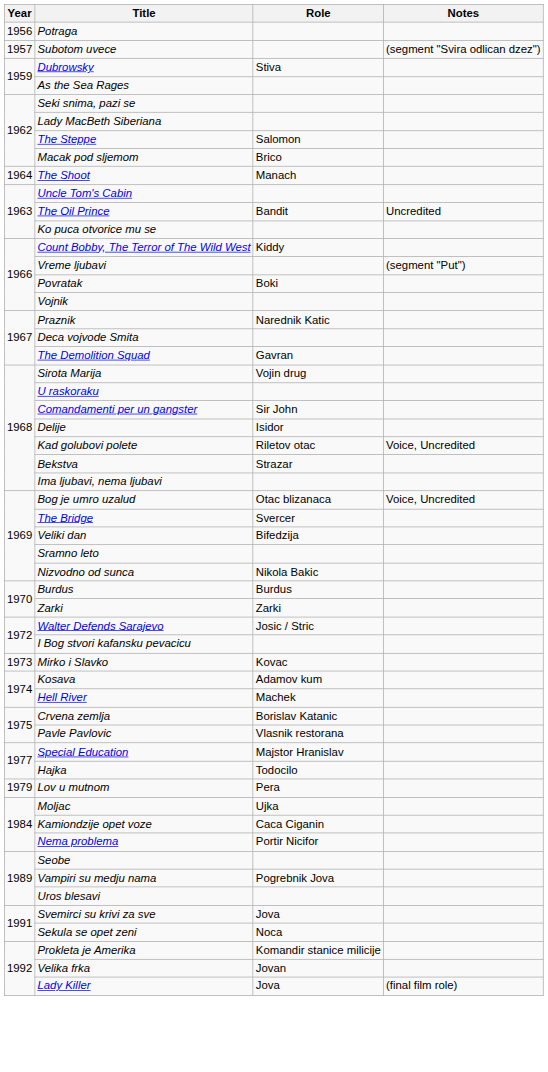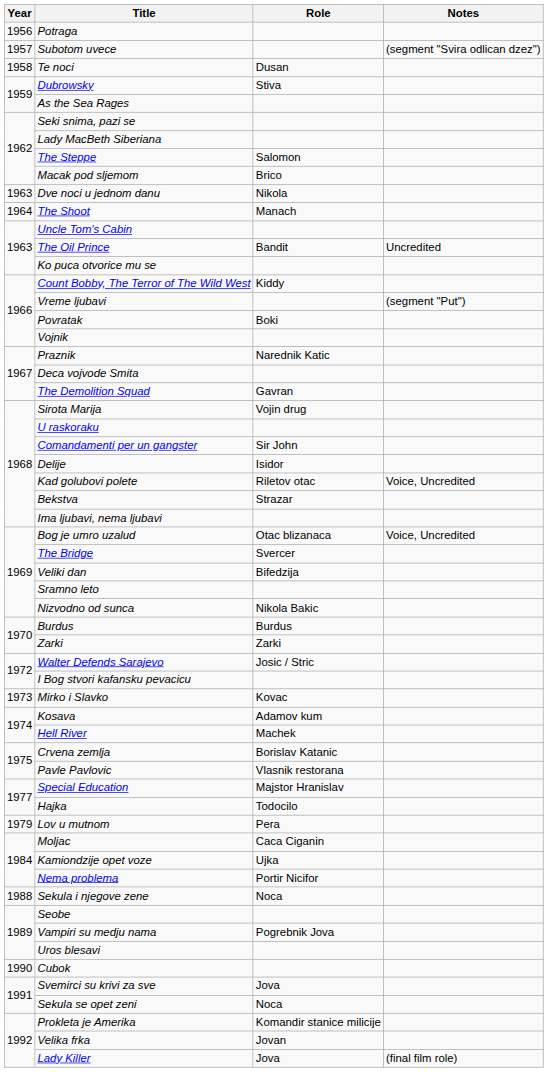+ row: (56, 67)
+ row: (99, 193)
(267, 806) Ujka -> (290, 842) Caca Ciganin
(290, 824) Caca Ciganin -> (267, 860) Ujka
+ row: (93, 896)
+ row: (54, 968)
